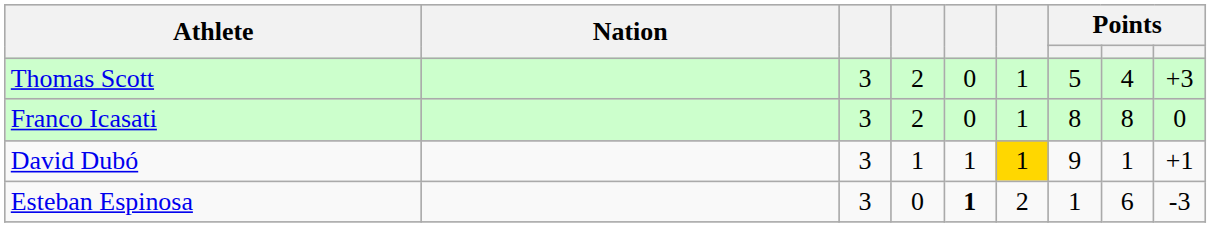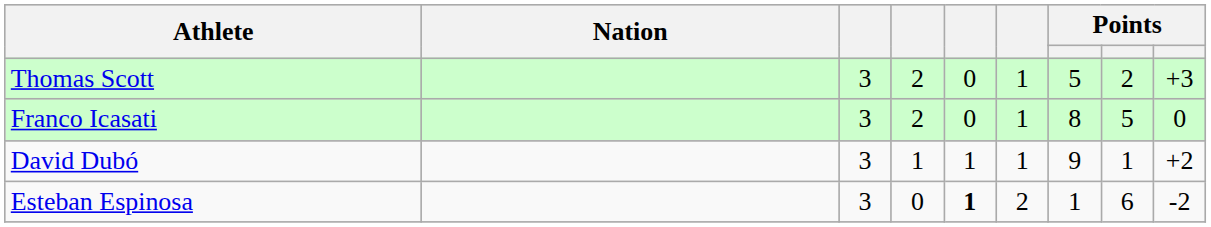(1127, 78) 4 -> (1127, 78) 2
(1127, 119) 8 -> (1127, 119) 5
(1022, 160) gold background -> (1022, 160) no background
(1180, 160) +1 -> (1180, 160) +2
(1180, 201) -3 -> (1180, 201) -2
